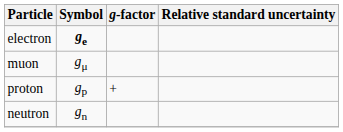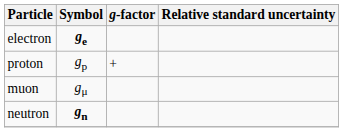rows swapped: (23, 63) <-> (25, 88)
(81, 114) normal -> (81, 114) bold
